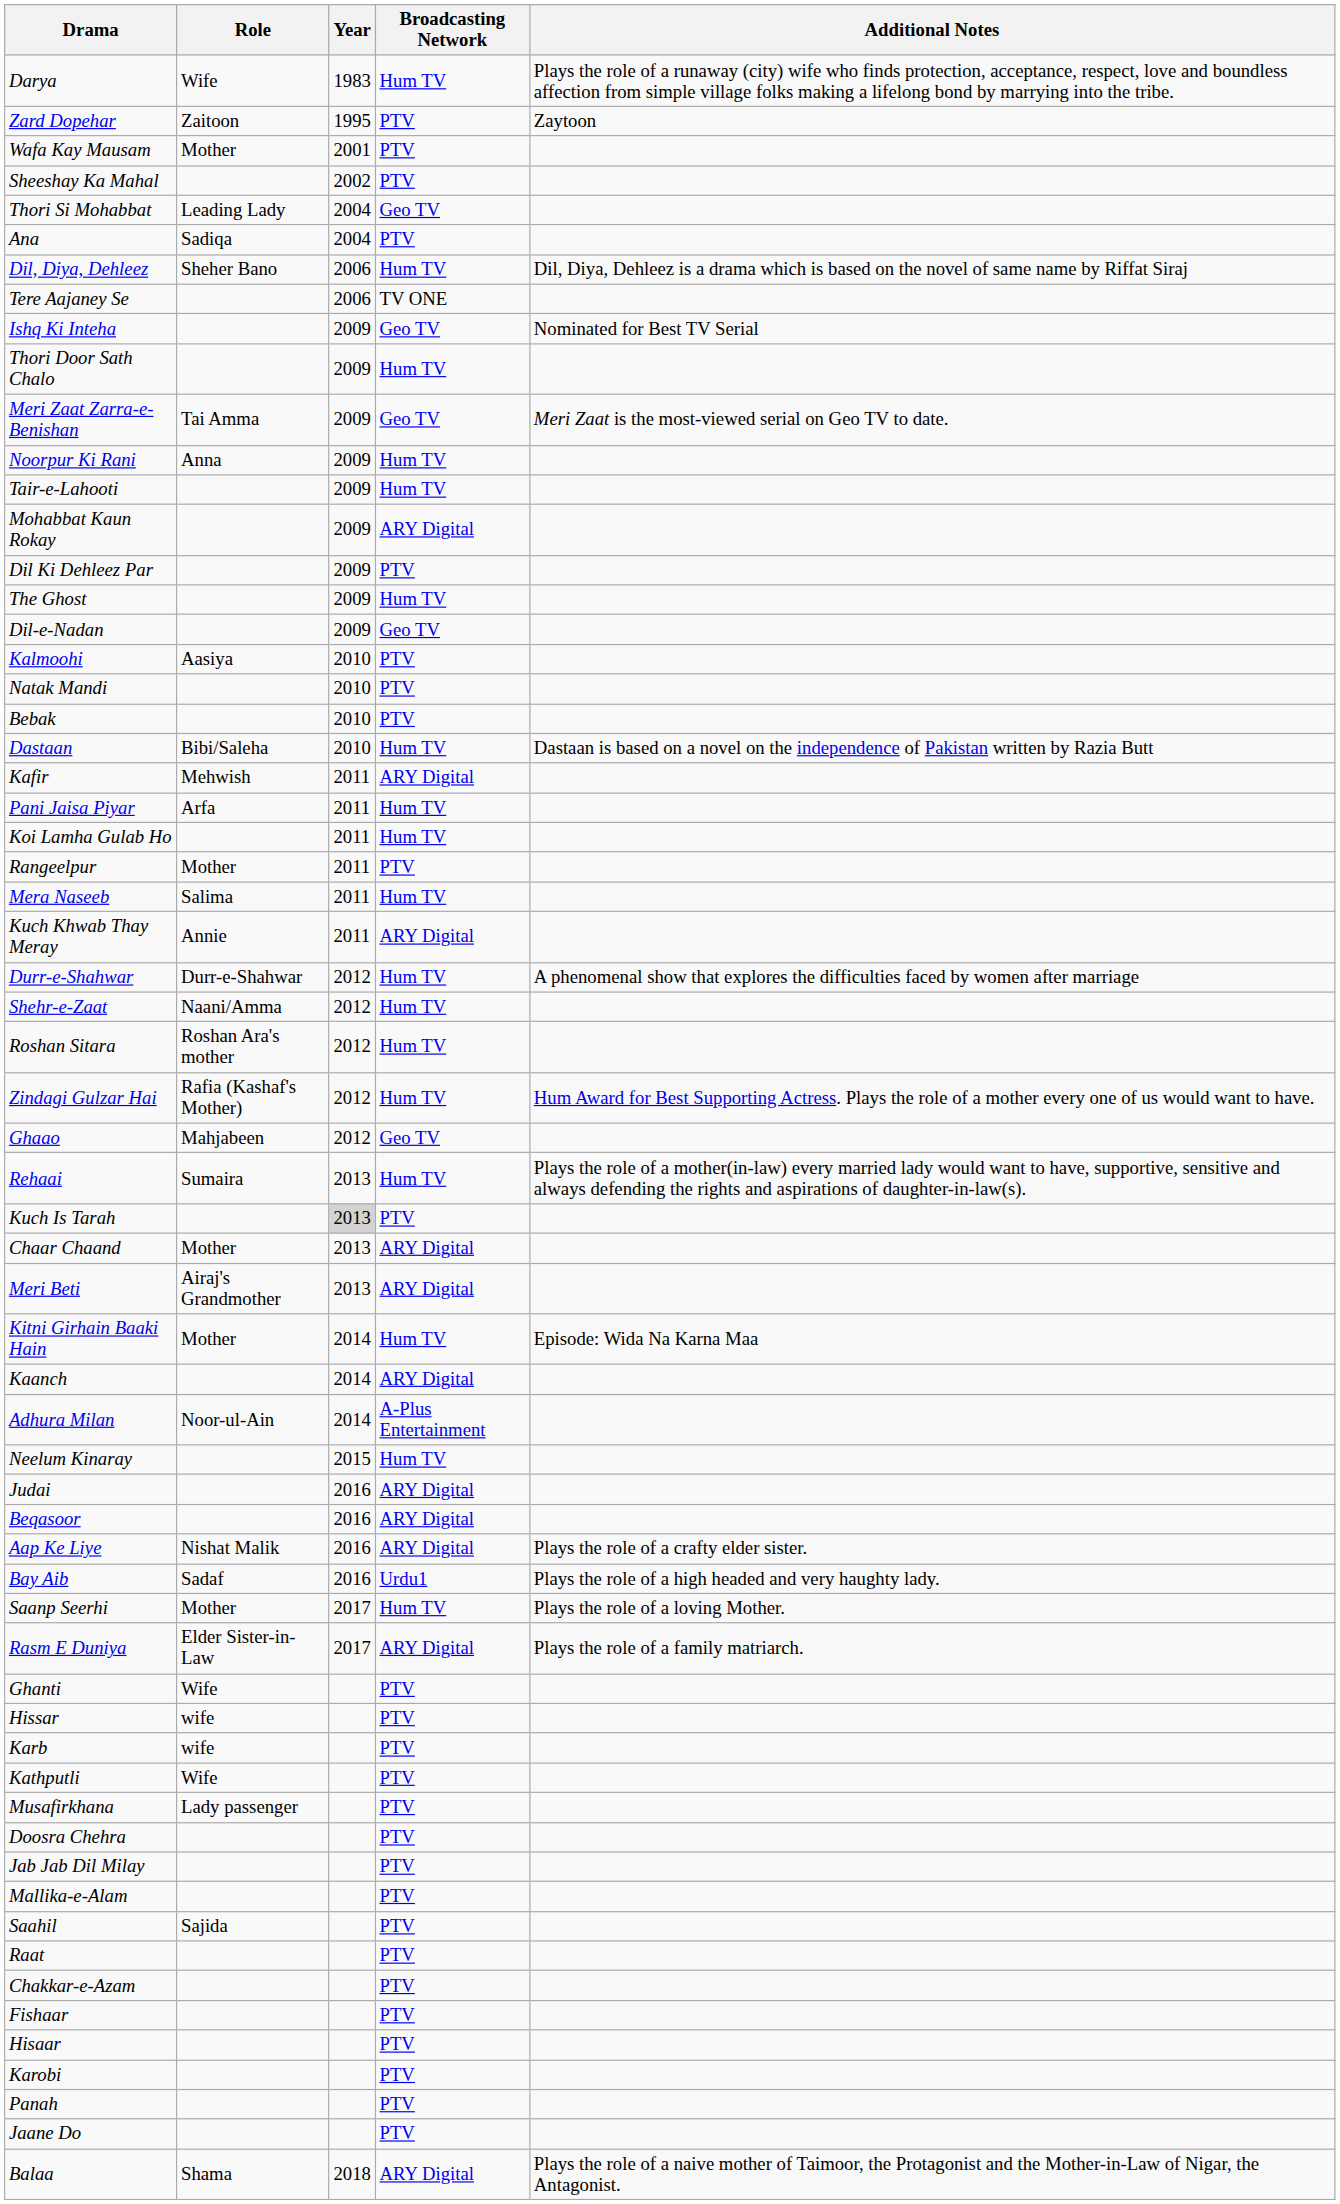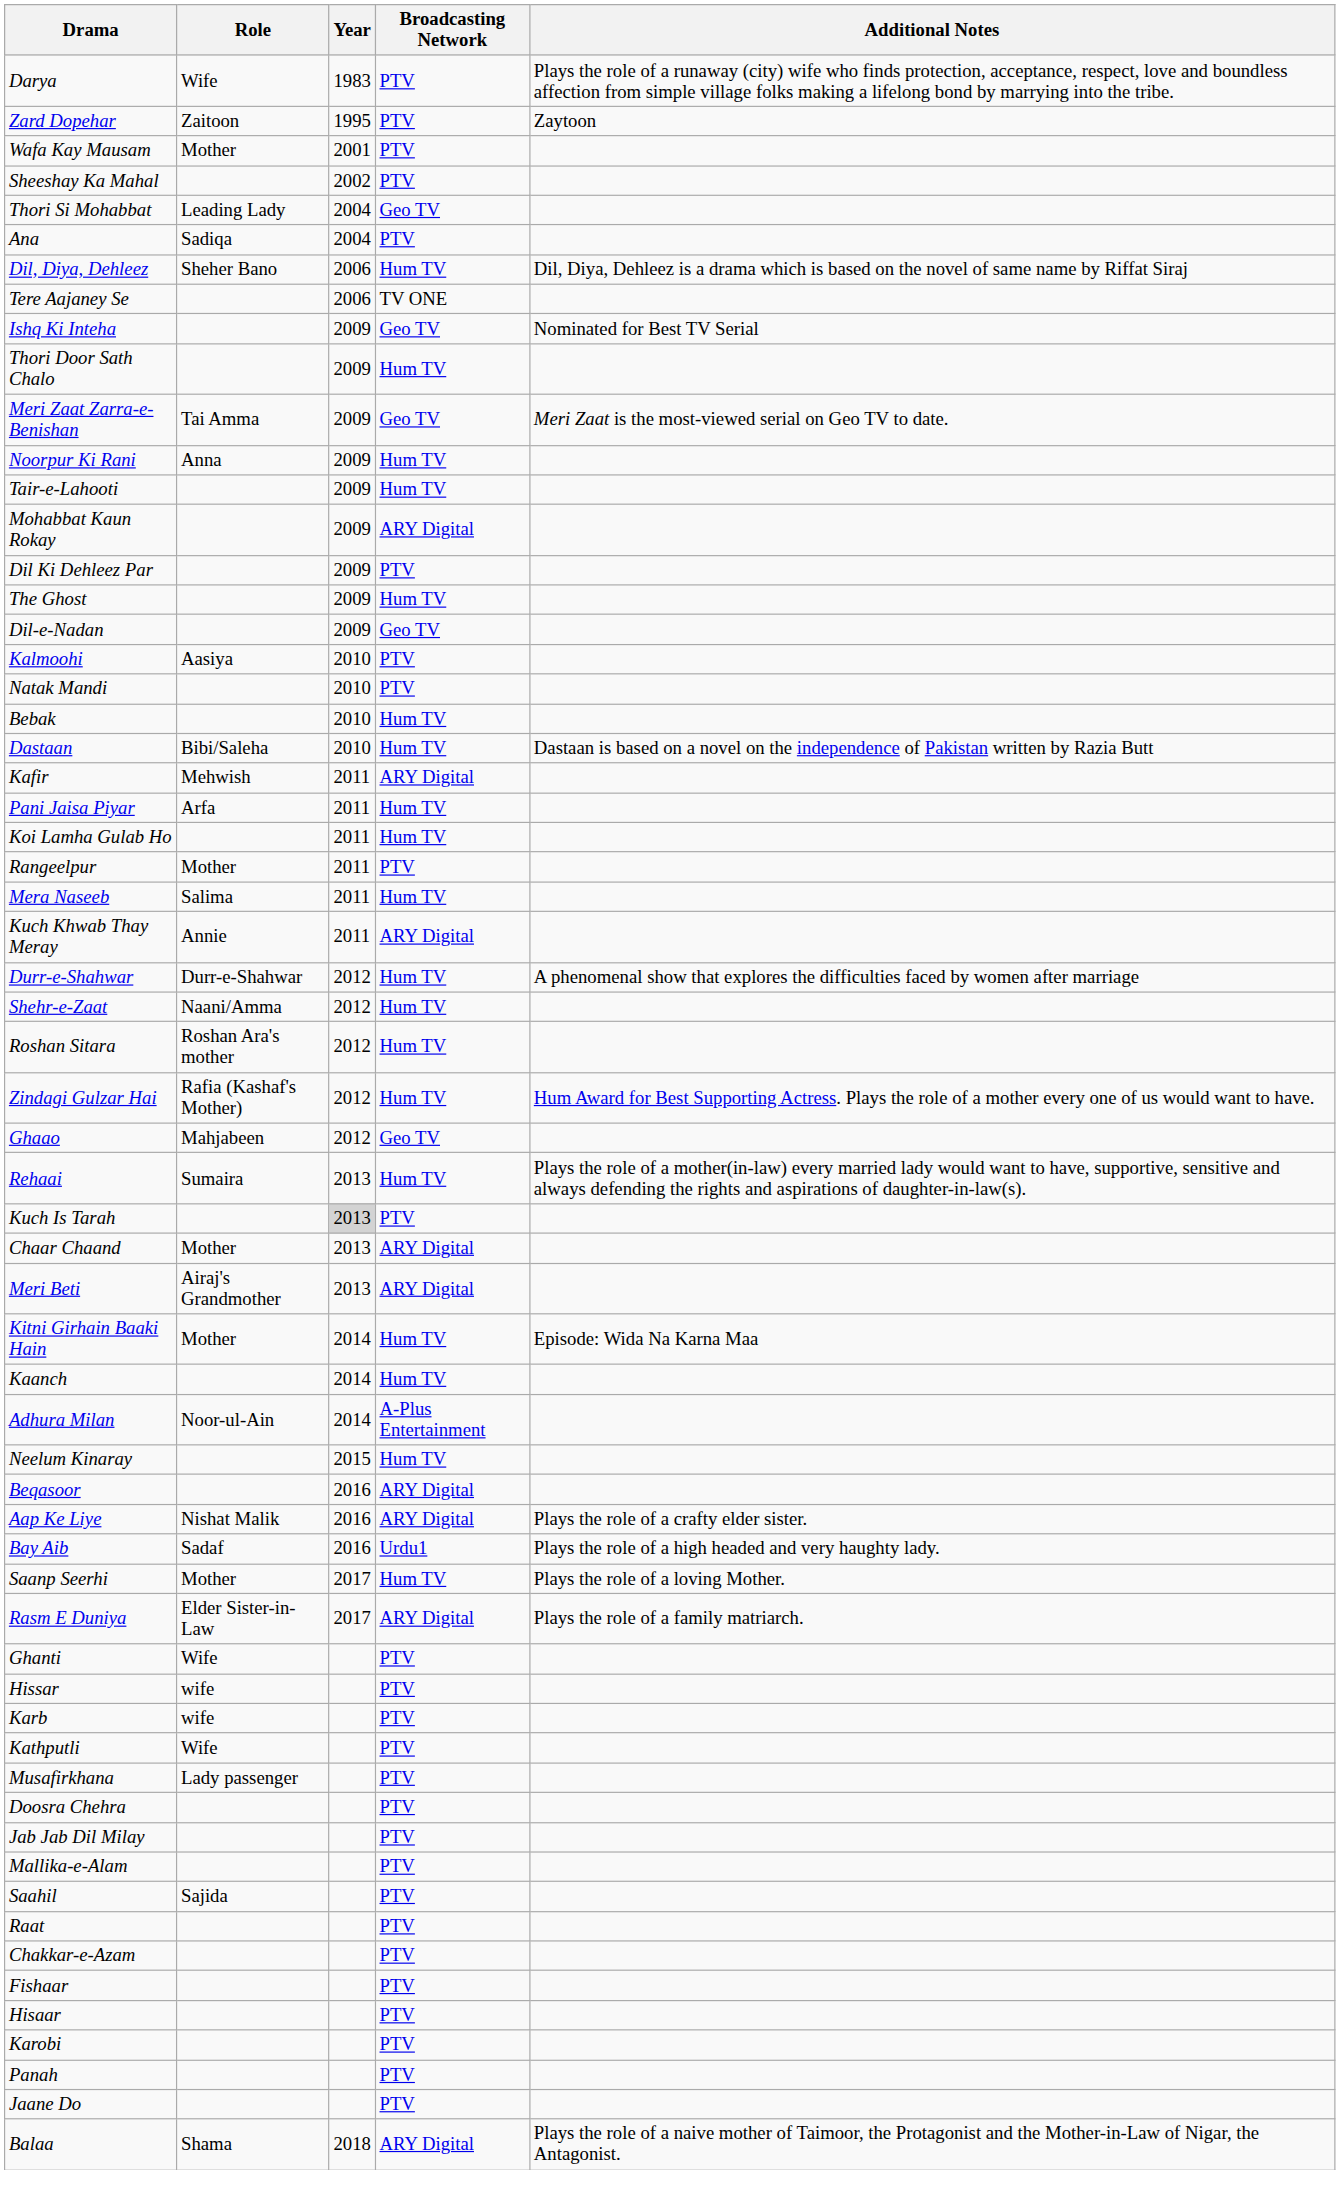(413, 80) Hum TV -> (397, 80) PTV
(397, 718) PTV -> (413, 718) Hum TV
(427, 1379) ARY Digital -> (413, 1379) Hum TV
- row: (30, 1489)
